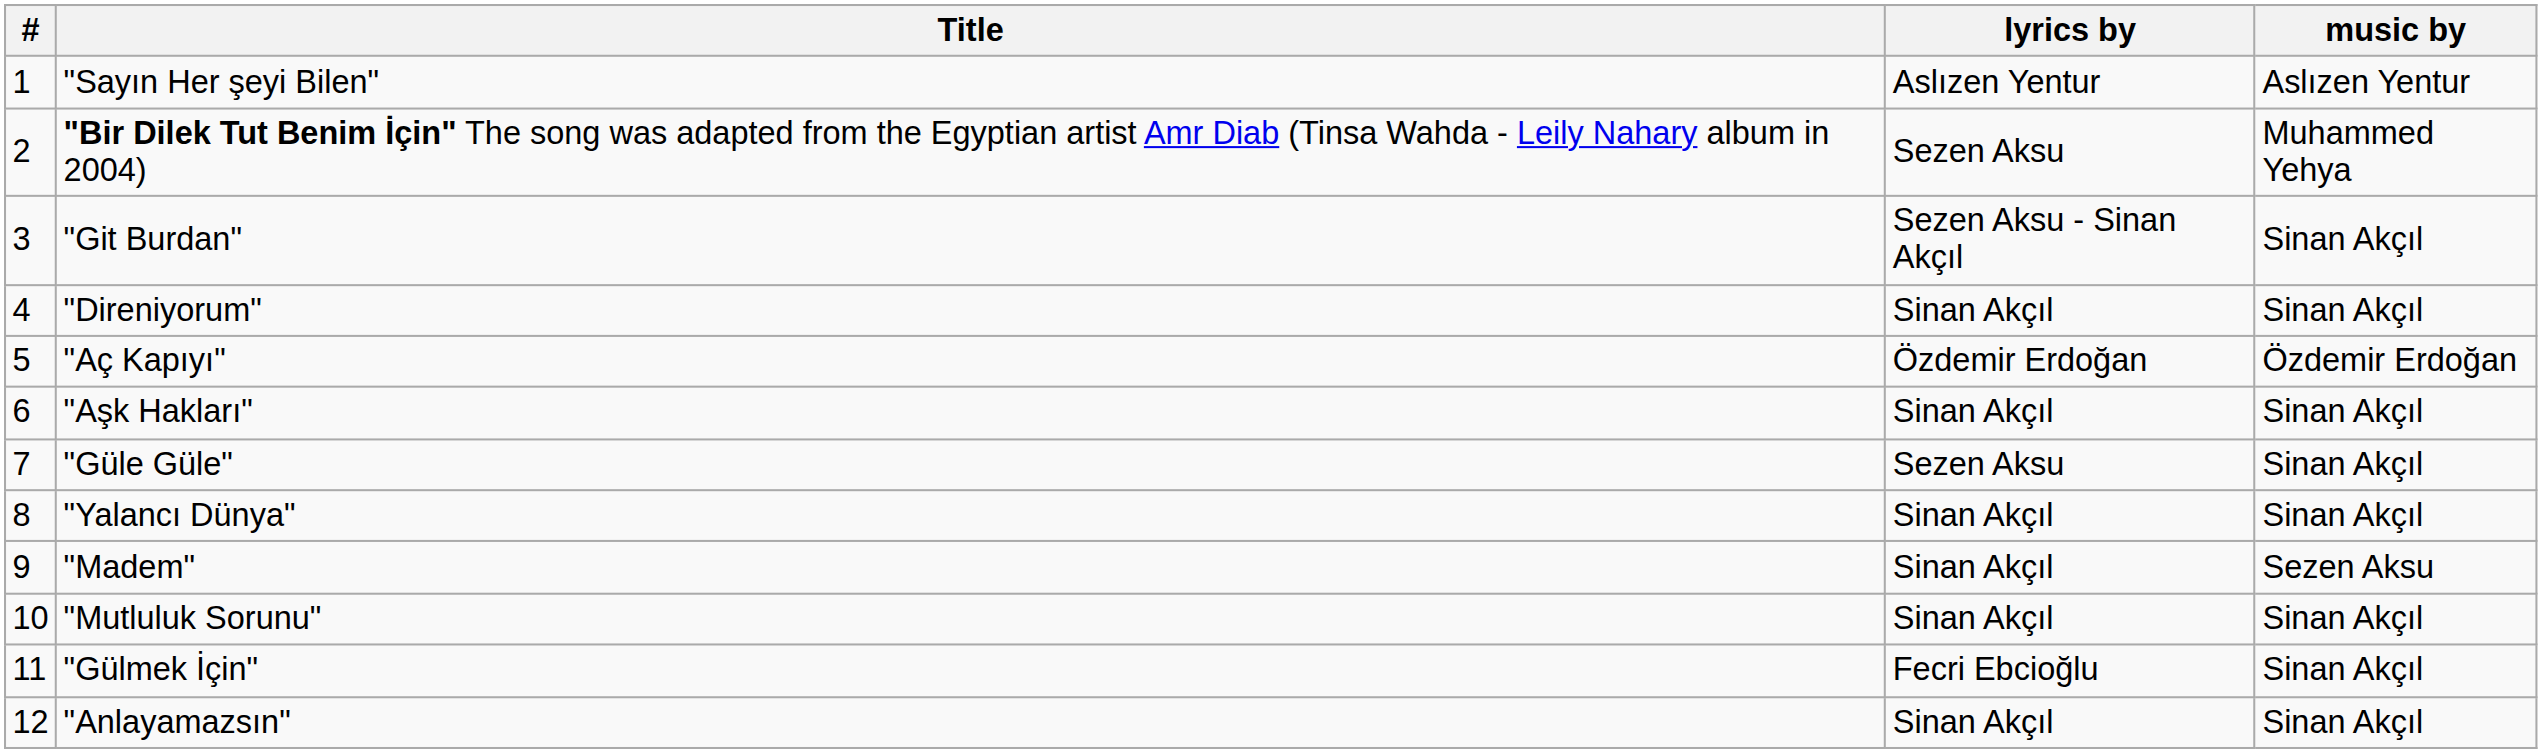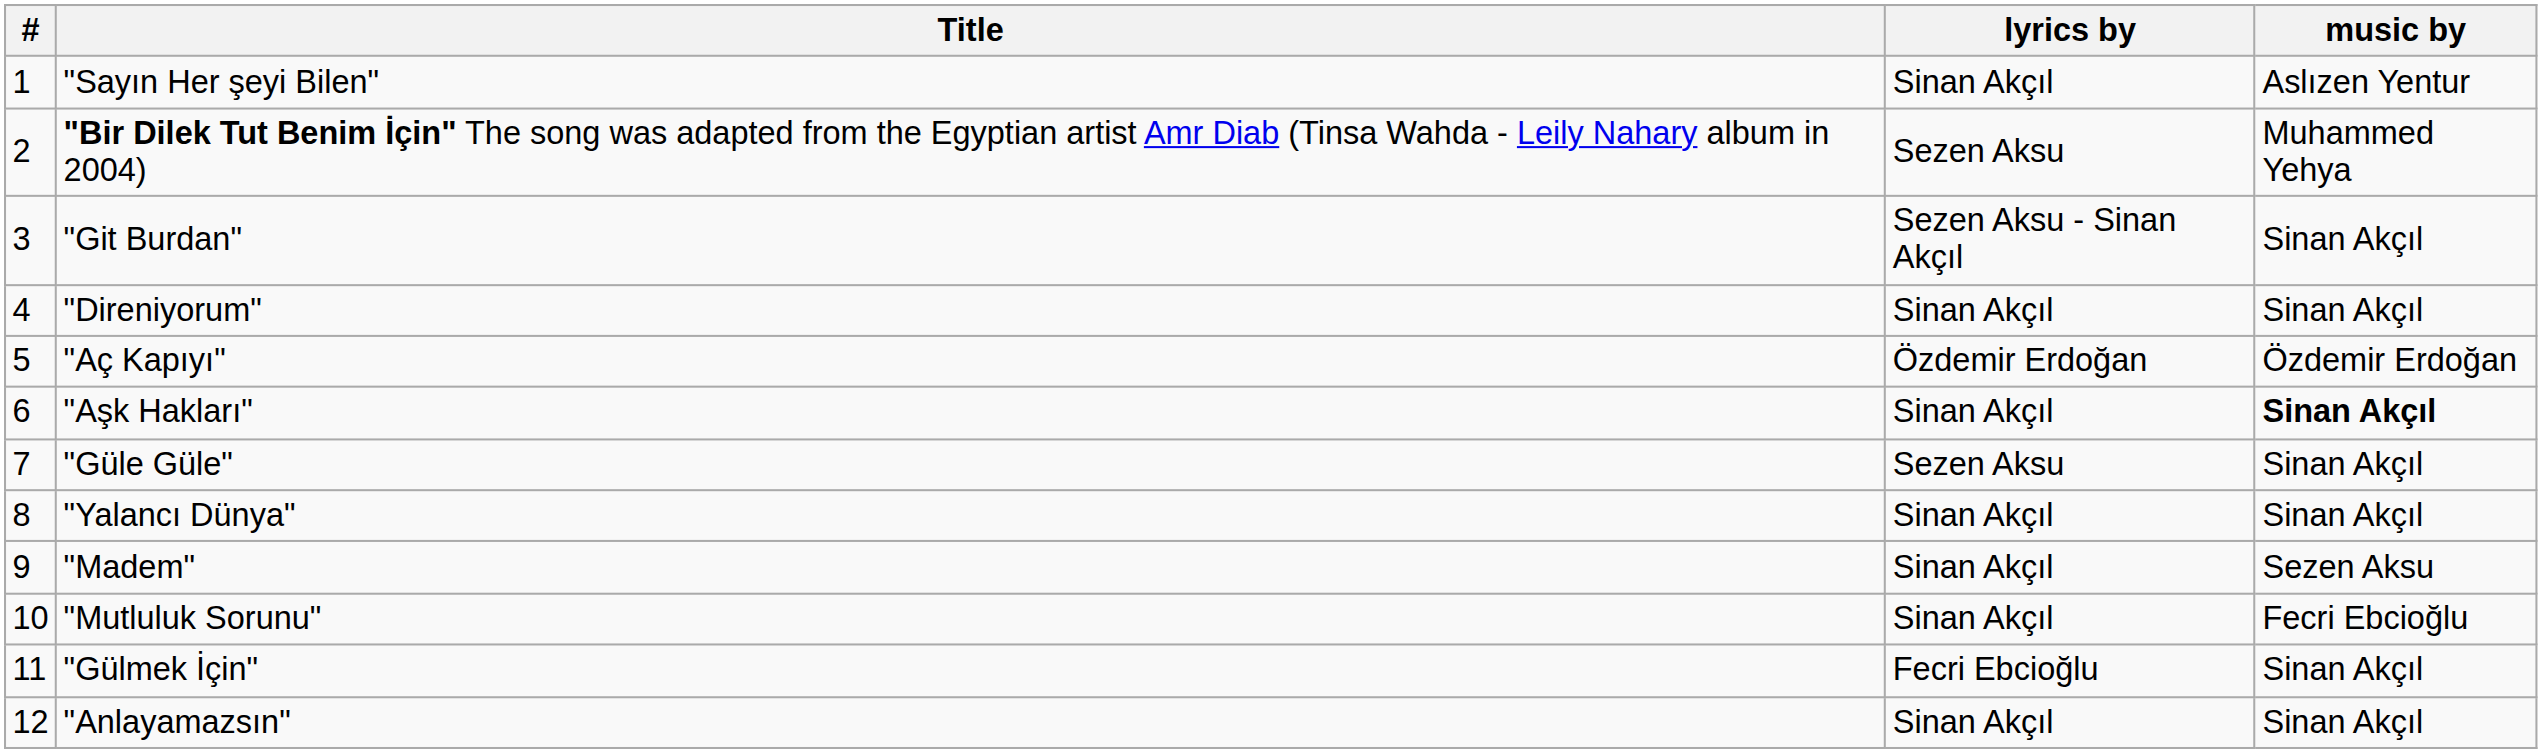(1997, 81) Aslızen Yentur -> (1973, 81) Sinan Akçıl
(2343, 412) normal -> (2349, 412) bold
(2343, 618) Sinan Akçıl -> (2365, 618) Fecri Ebcioğlu
